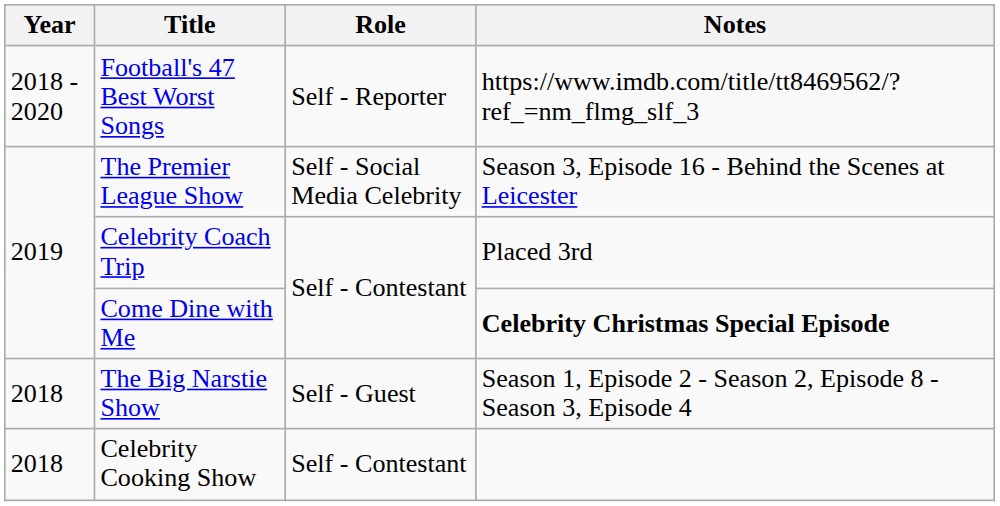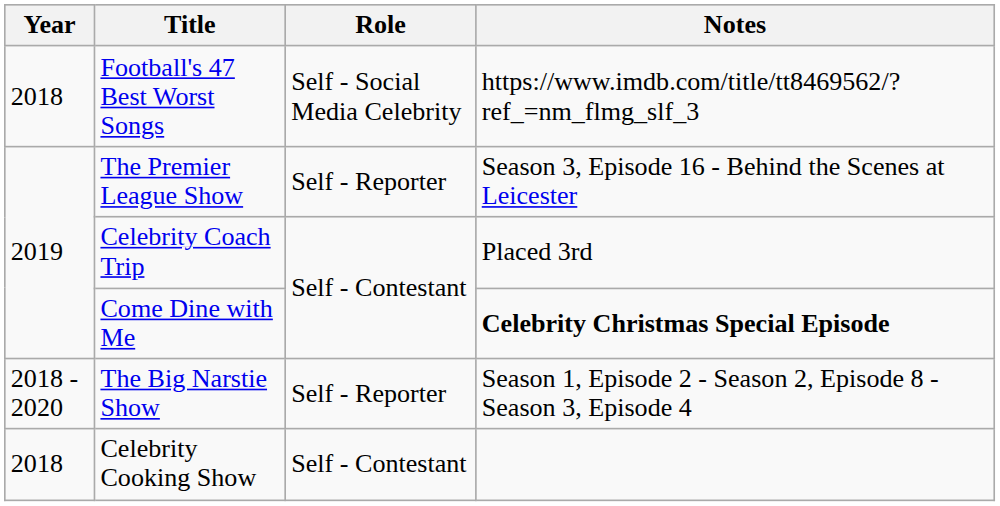(45, 95) 2018 - 2020 -> (37, 95) 2018
(369, 95) Self - Reporter -> (376, 95) Self - Social Media Celebrity
(376, 181) Self - Social Media Celebrity -> (369, 181) Self - Reporter
(37, 393) 2018 -> (45, 393) 2018 - 2020
(354, 393) Self - Guest -> (369, 393) Self - Reporter
